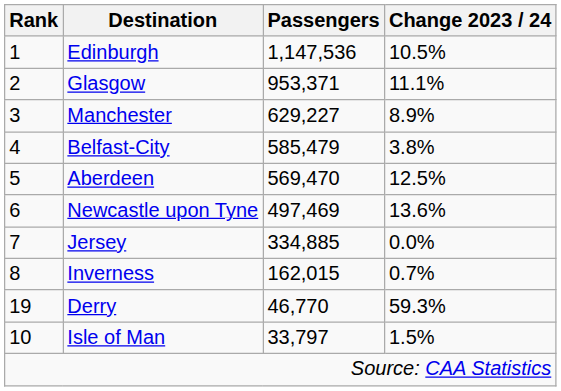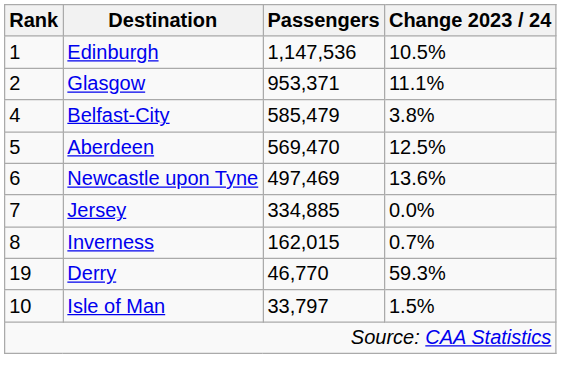- row: (120, 115)
